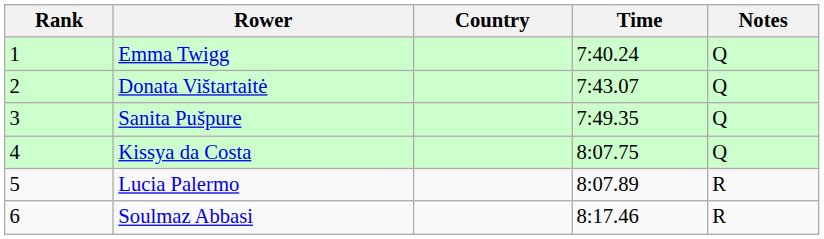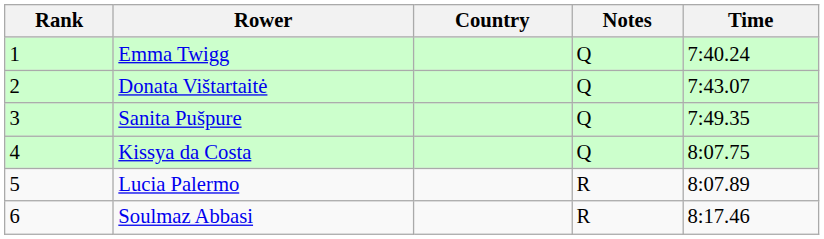columns swapped: (640, 20) <-> (763, 20)
